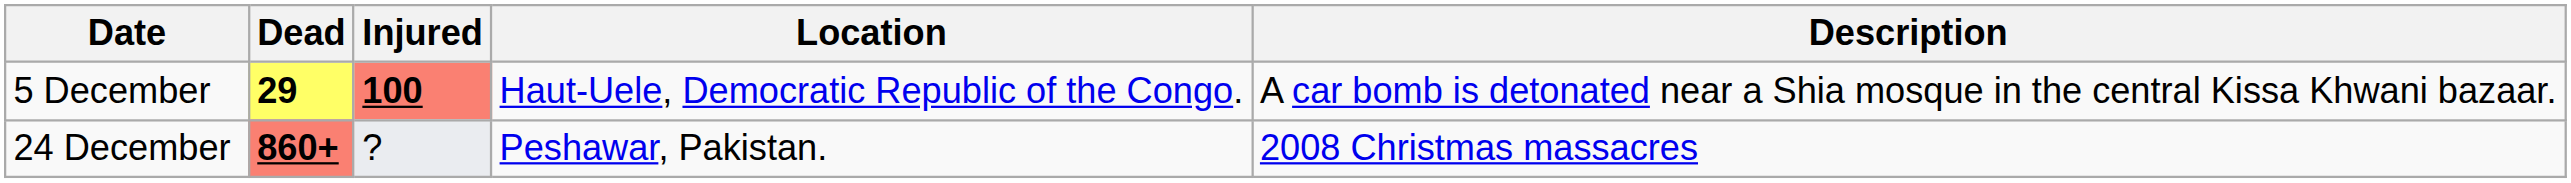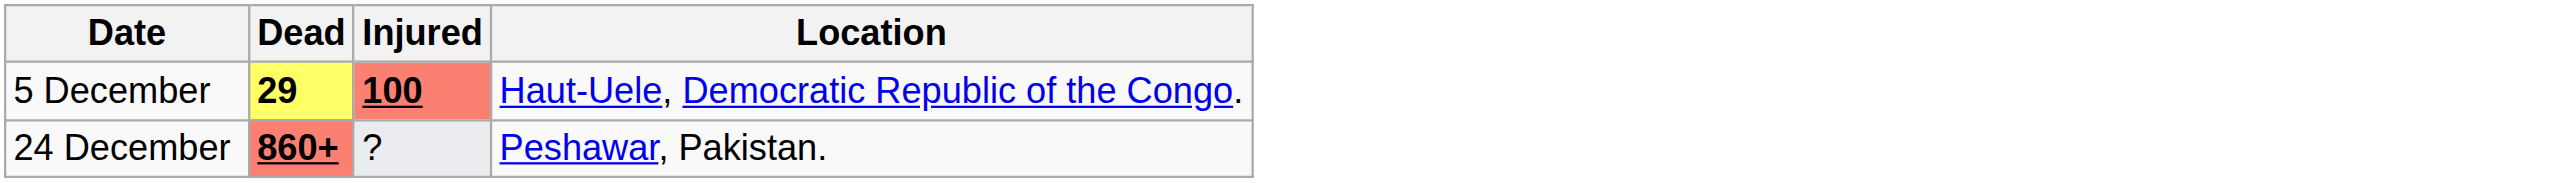- column: (1908, 33)
